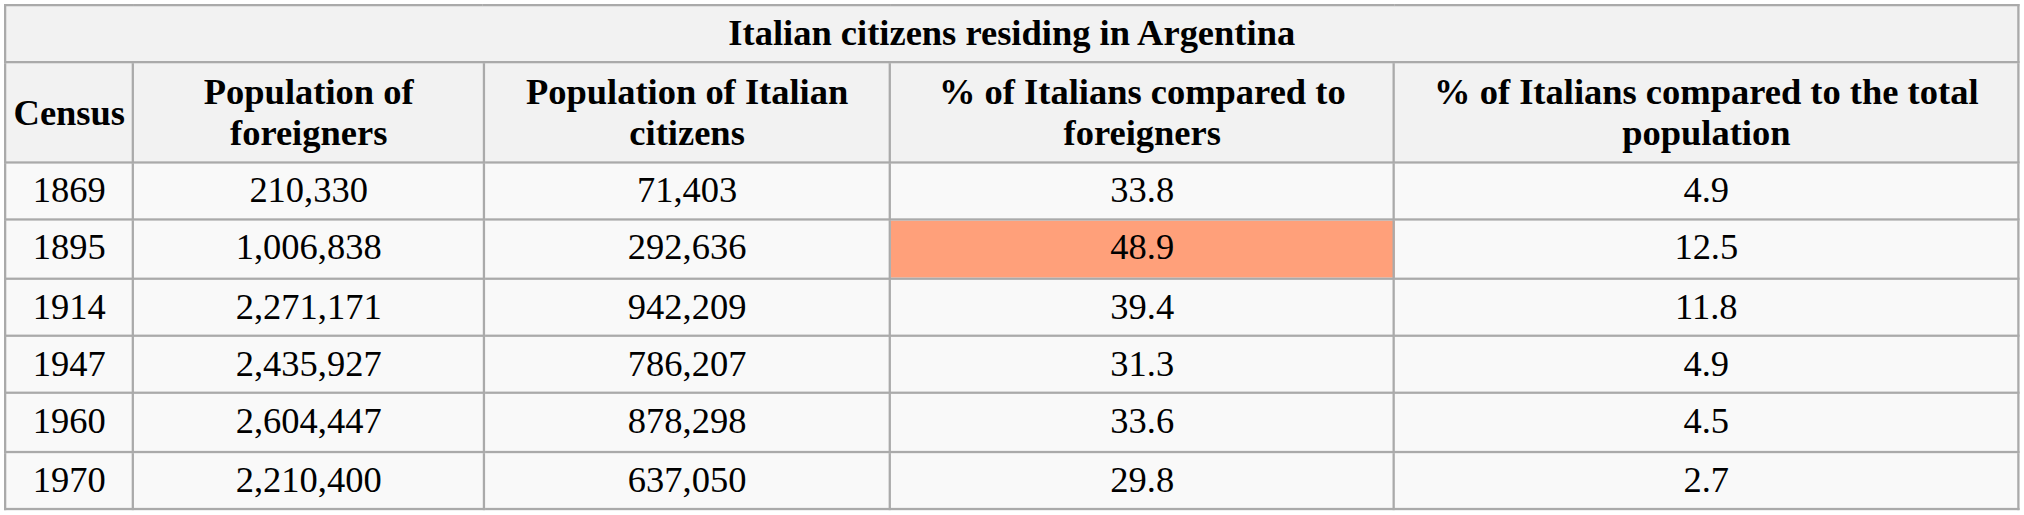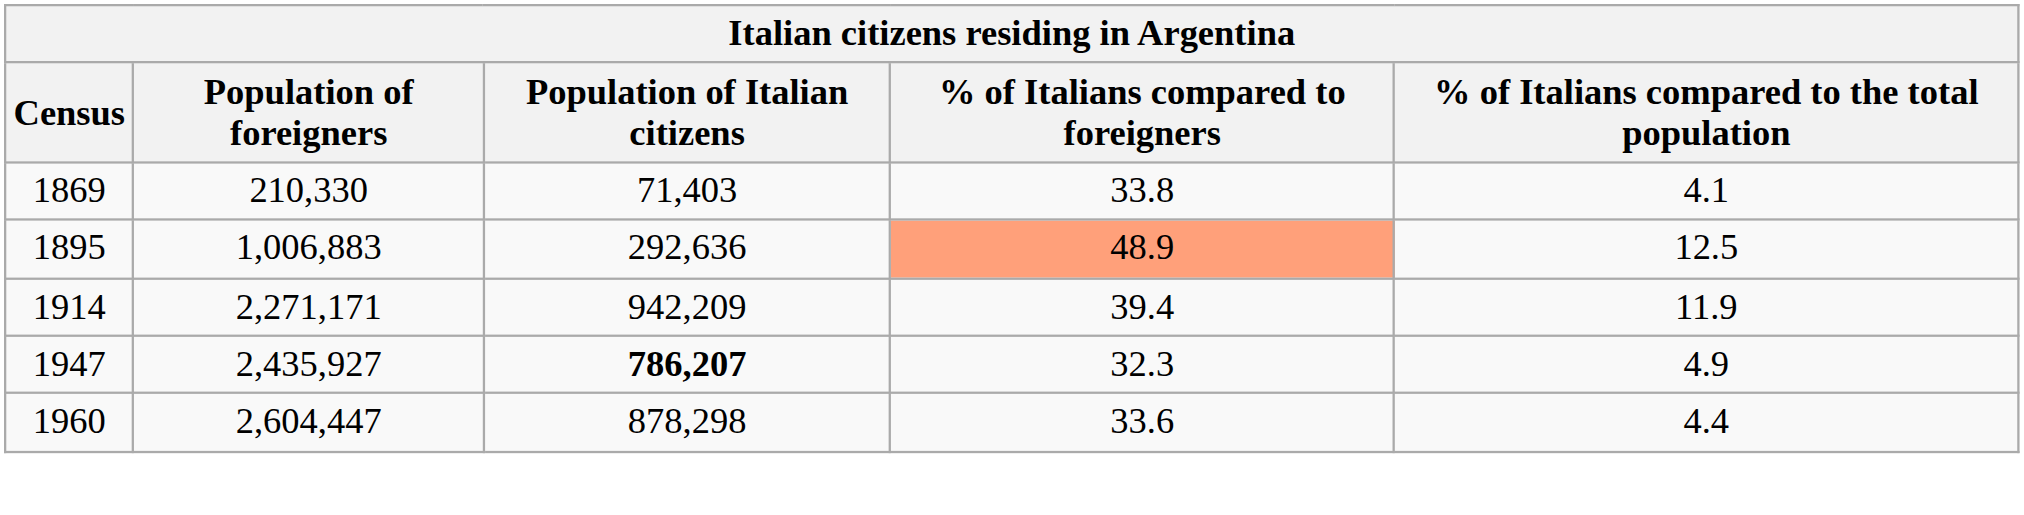(1706, 190) 4.9 -> (1706, 190) 4.1
(309, 248) 1,006,838 -> (309, 248) 1,006,883
(1706, 305) 11.8 -> (1706, 305) 11.9
(687, 363) normal -> (687, 363) bold
(1142, 363) 31.3 -> (1142, 363) 32.3
(1706, 421) 4.5 -> (1706, 421) 4.4
- row: (69, 479)
